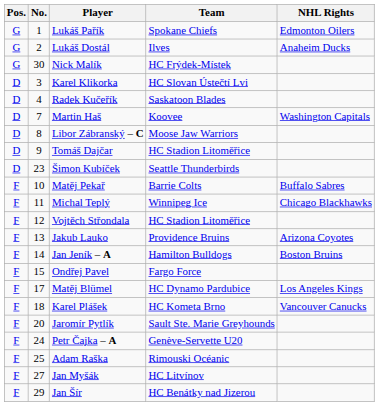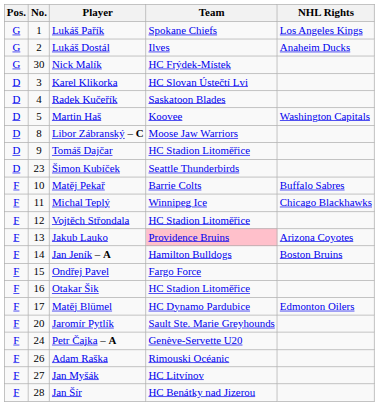(317, 30) Edmonton Oilers -> (321, 30) Los Angeles Kings
(39, 116) 7 -> (39, 116) 5
(189, 237) no background -> (189, 237) pink background
+ row: (75, 289)
(321, 289) Los Angeles Kings -> (317, 306) Edmonton Oilers
- row: (80, 306)
(39, 358) 25 -> (39, 358) 26
(39, 392) 29 -> (39, 392) 28
